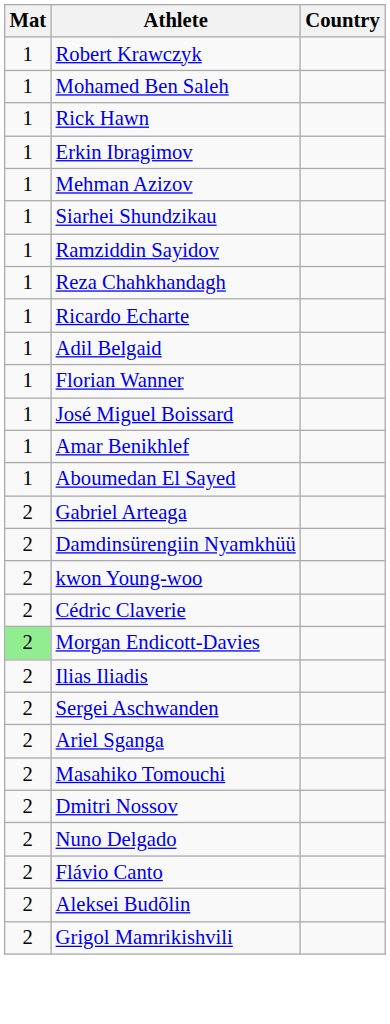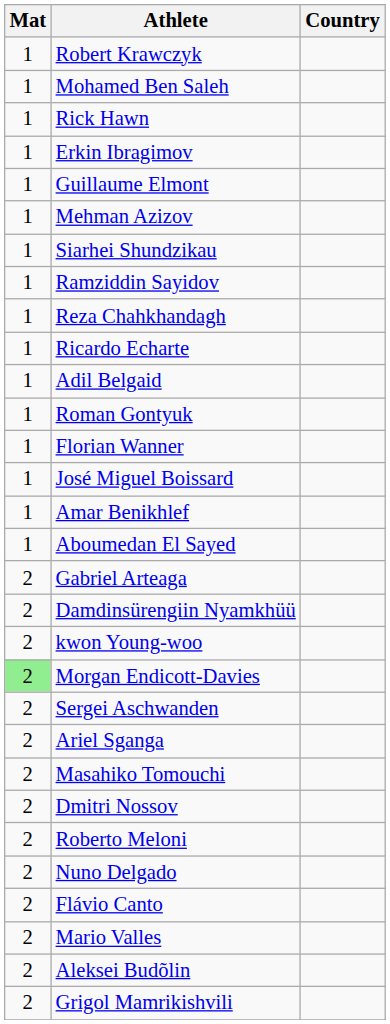+ row: (132, 184)
+ row: (124, 413)
- row: (121, 610)
- row: (102, 675)
+ row: (121, 839)
+ row: (108, 937)
